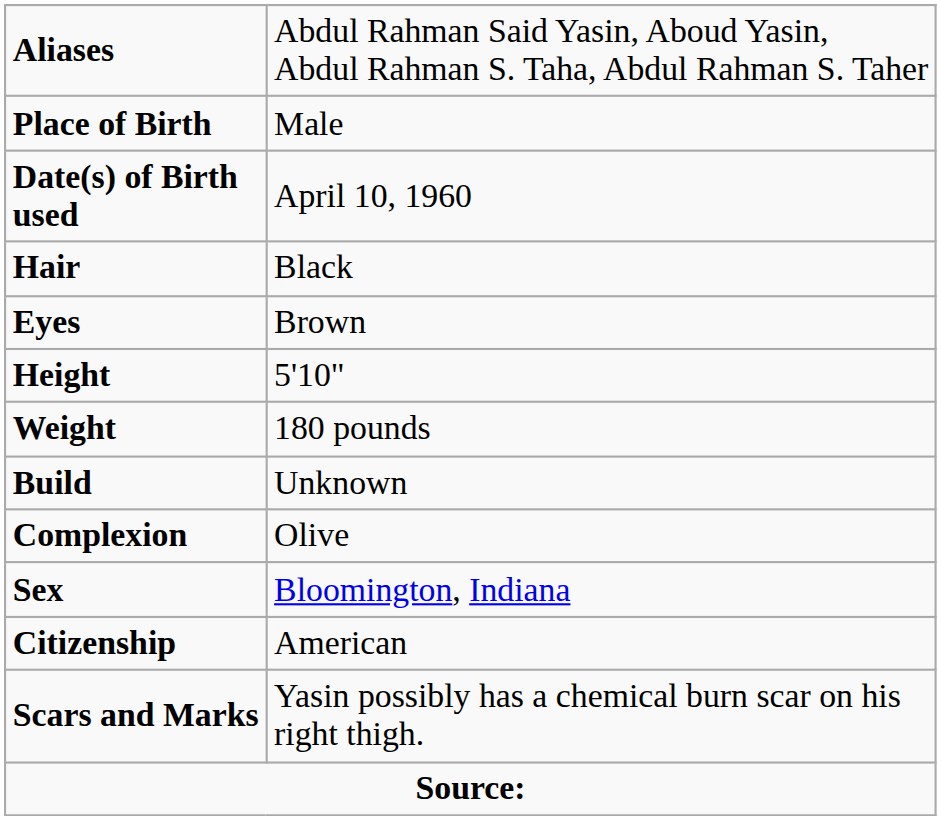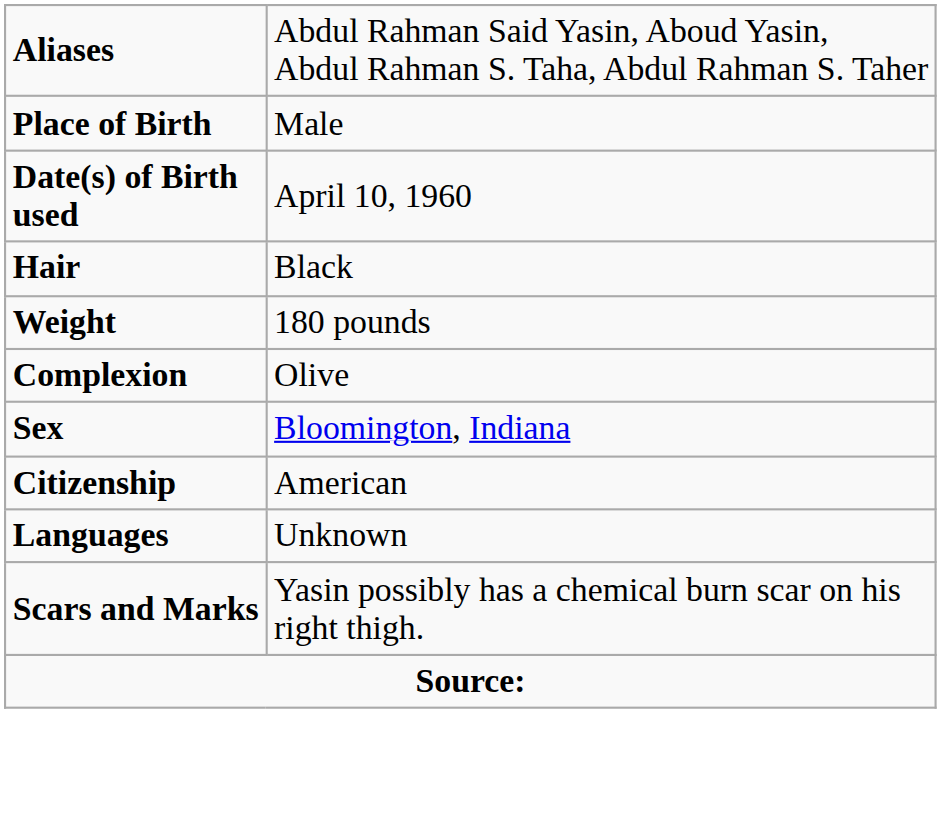- row: (47, 321)
- row: (62, 374)
- row: (52, 482)
+ row: (91, 535)
